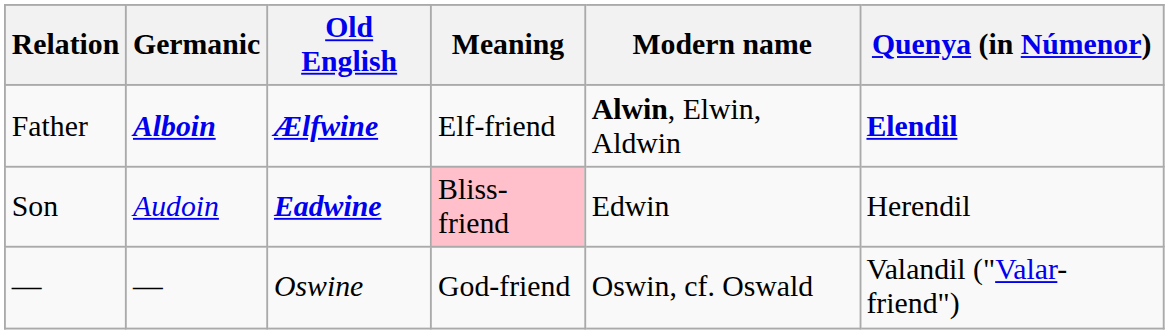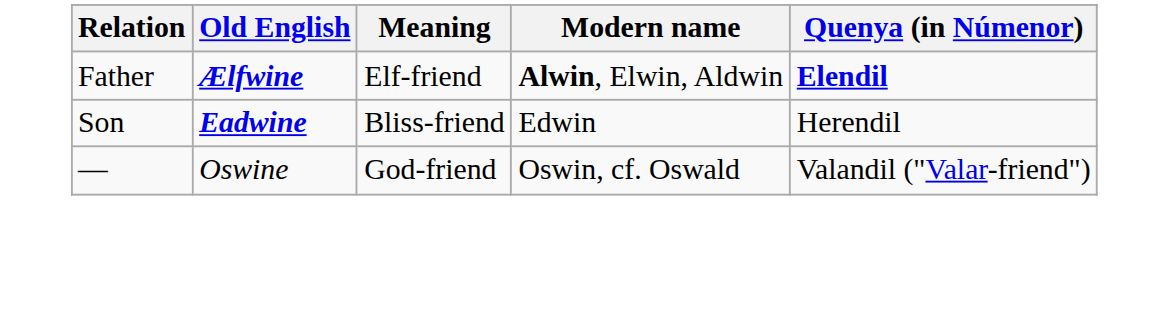- column: (197, 44)
(474, 206) pink background -> (434, 122) no background
